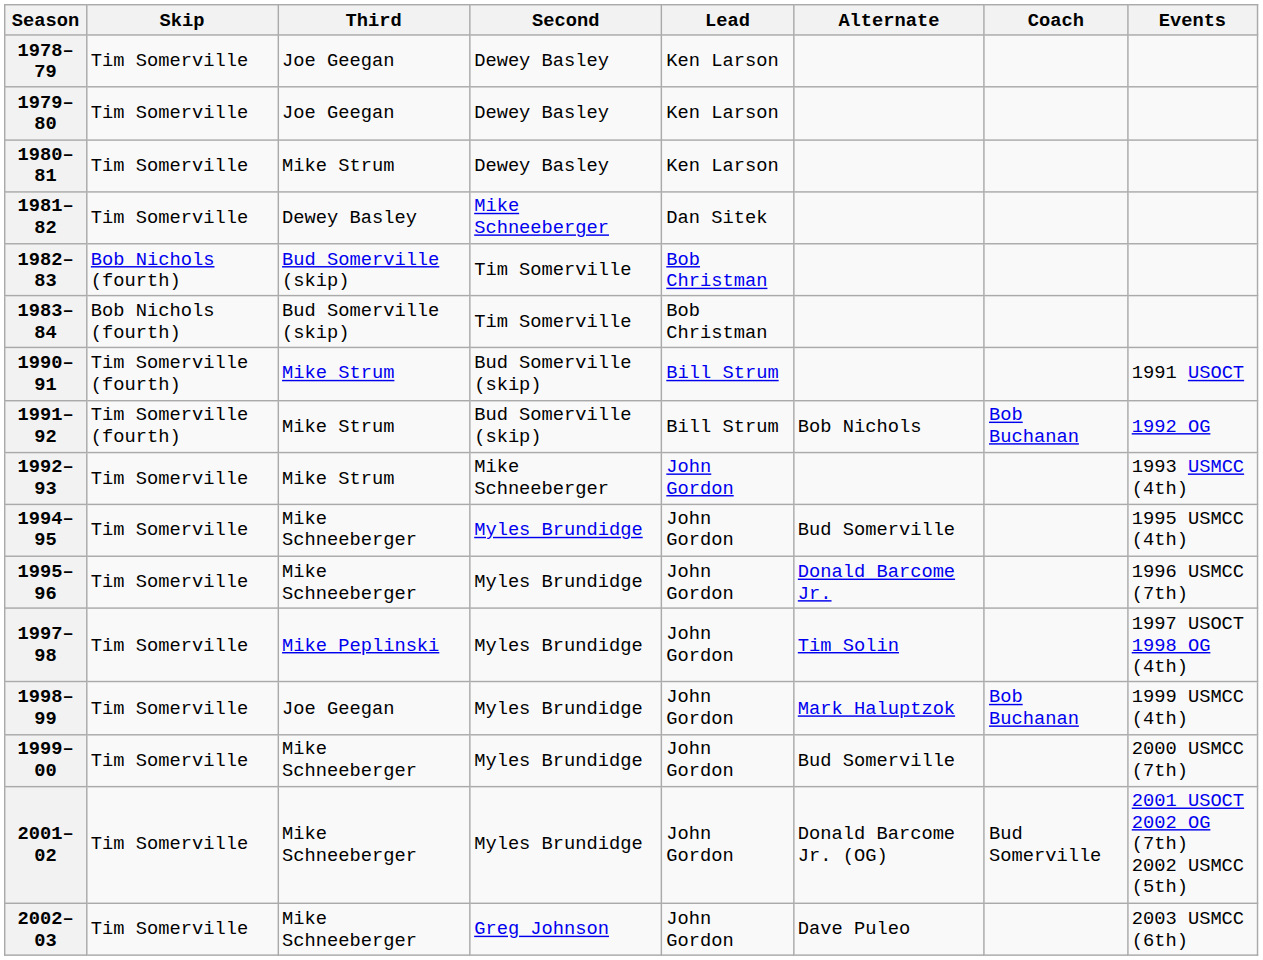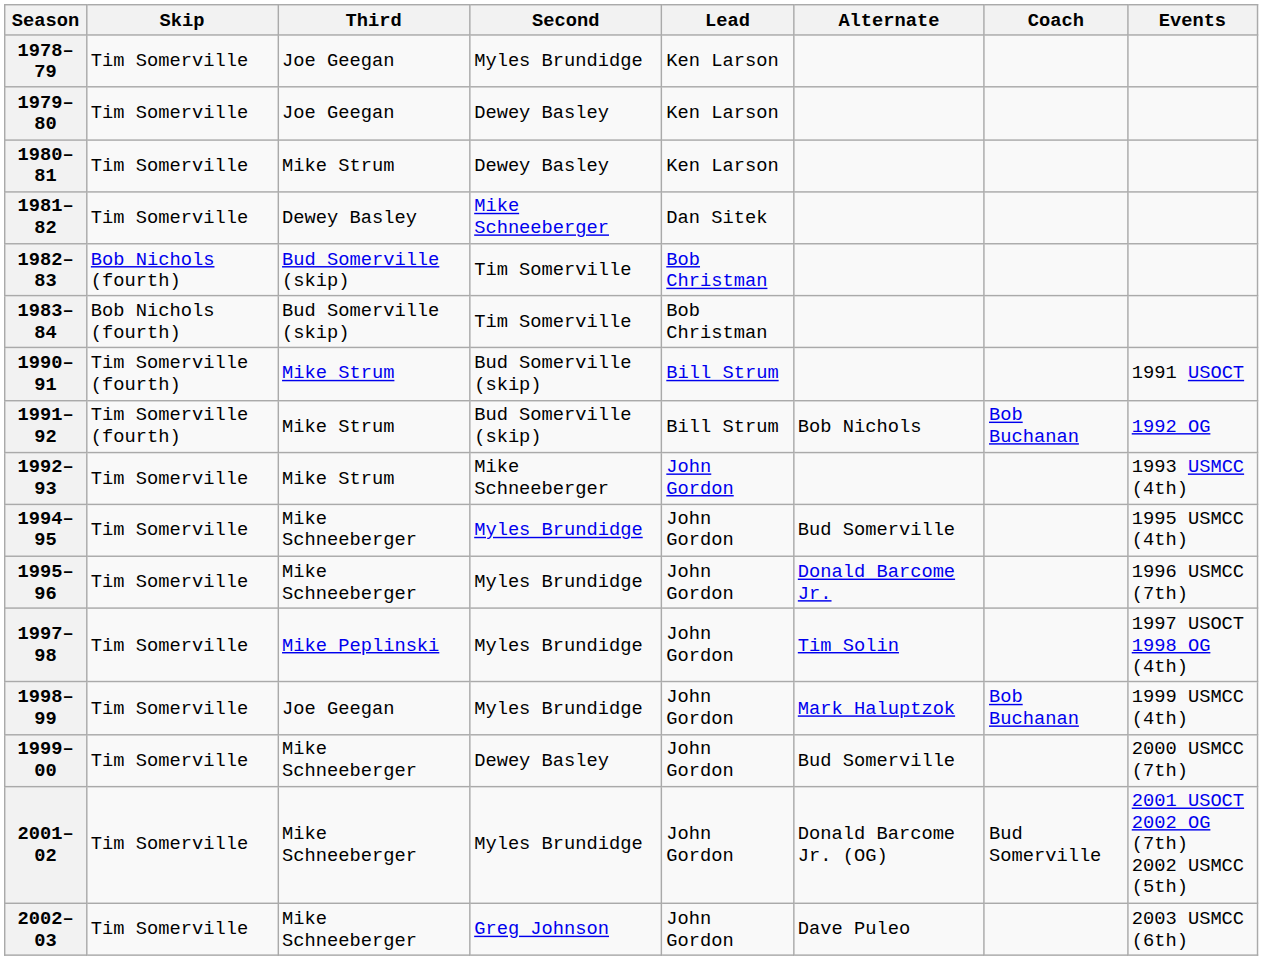(542, 61) Dewey Basley -> (558, 61) Myles Brundidge
(558, 760) Myles Brundidge -> (542, 760) Dewey Basley
